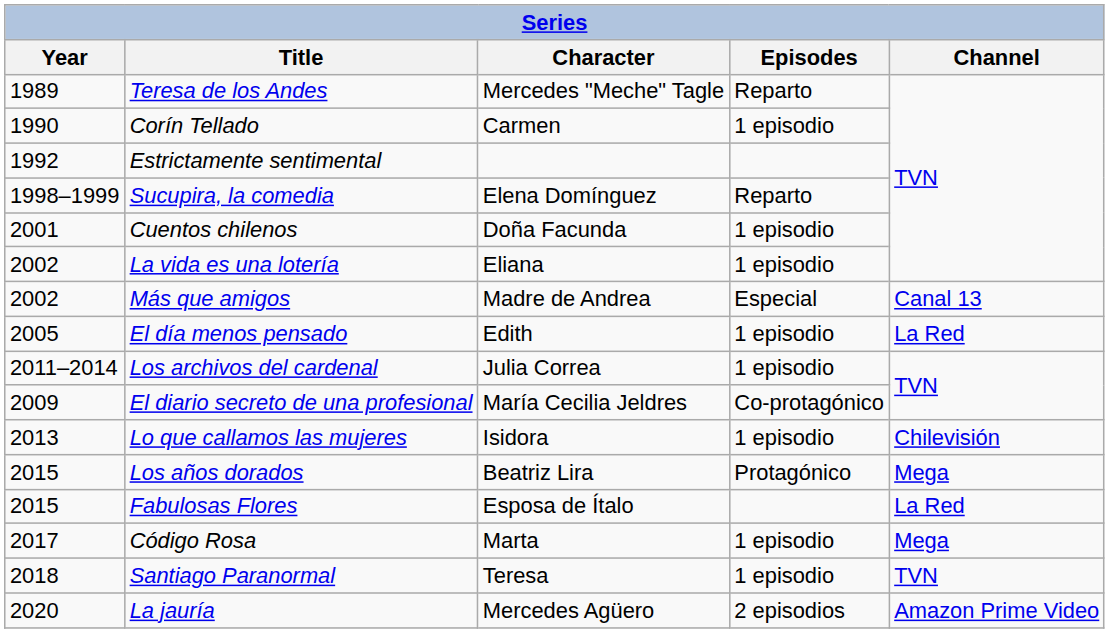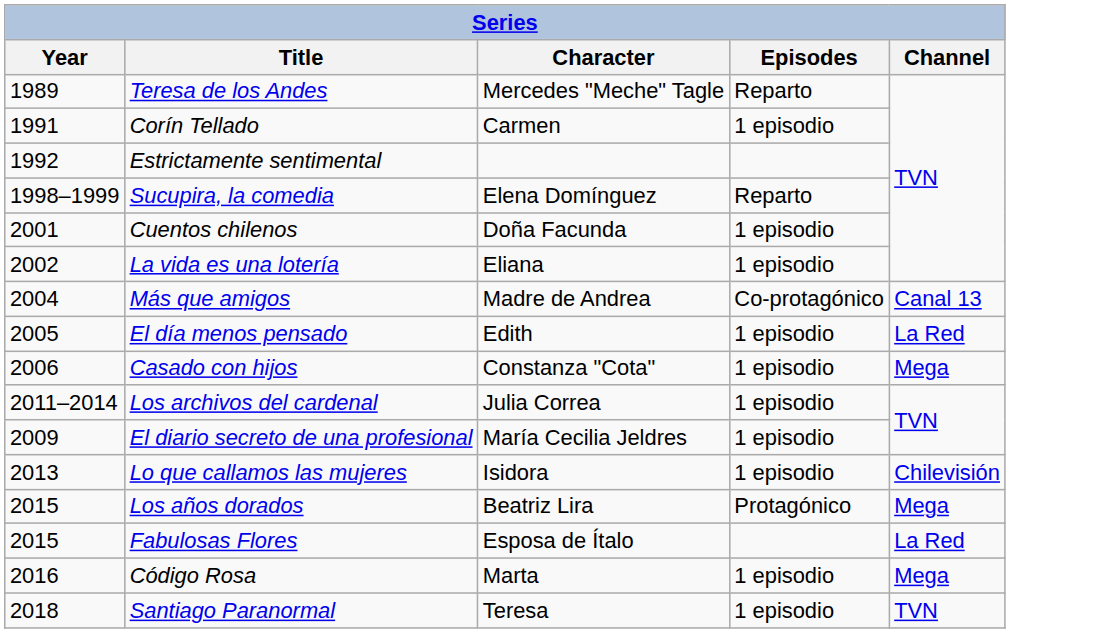(34, 126) 1990 -> (34, 126) 1991
(34, 299) 2002 -> (34, 299) 2004
(776, 299) Especial -> (809, 299) Co-protagónico
+ row: (214, 368)
(809, 403) Co-protagónico -> (784, 437) 1 episodio
(34, 541) 2017 -> (34, 576) 2016
- row: (172, 610)
